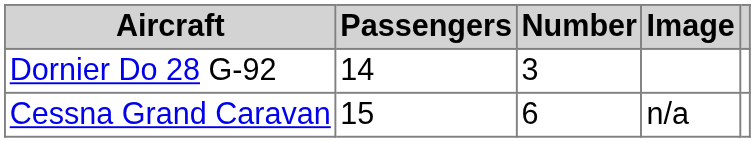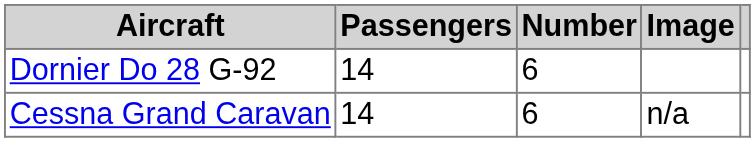(530, 70) 3 -> (530, 70) 6
(357, 114) 15 -> (357, 114) 14
